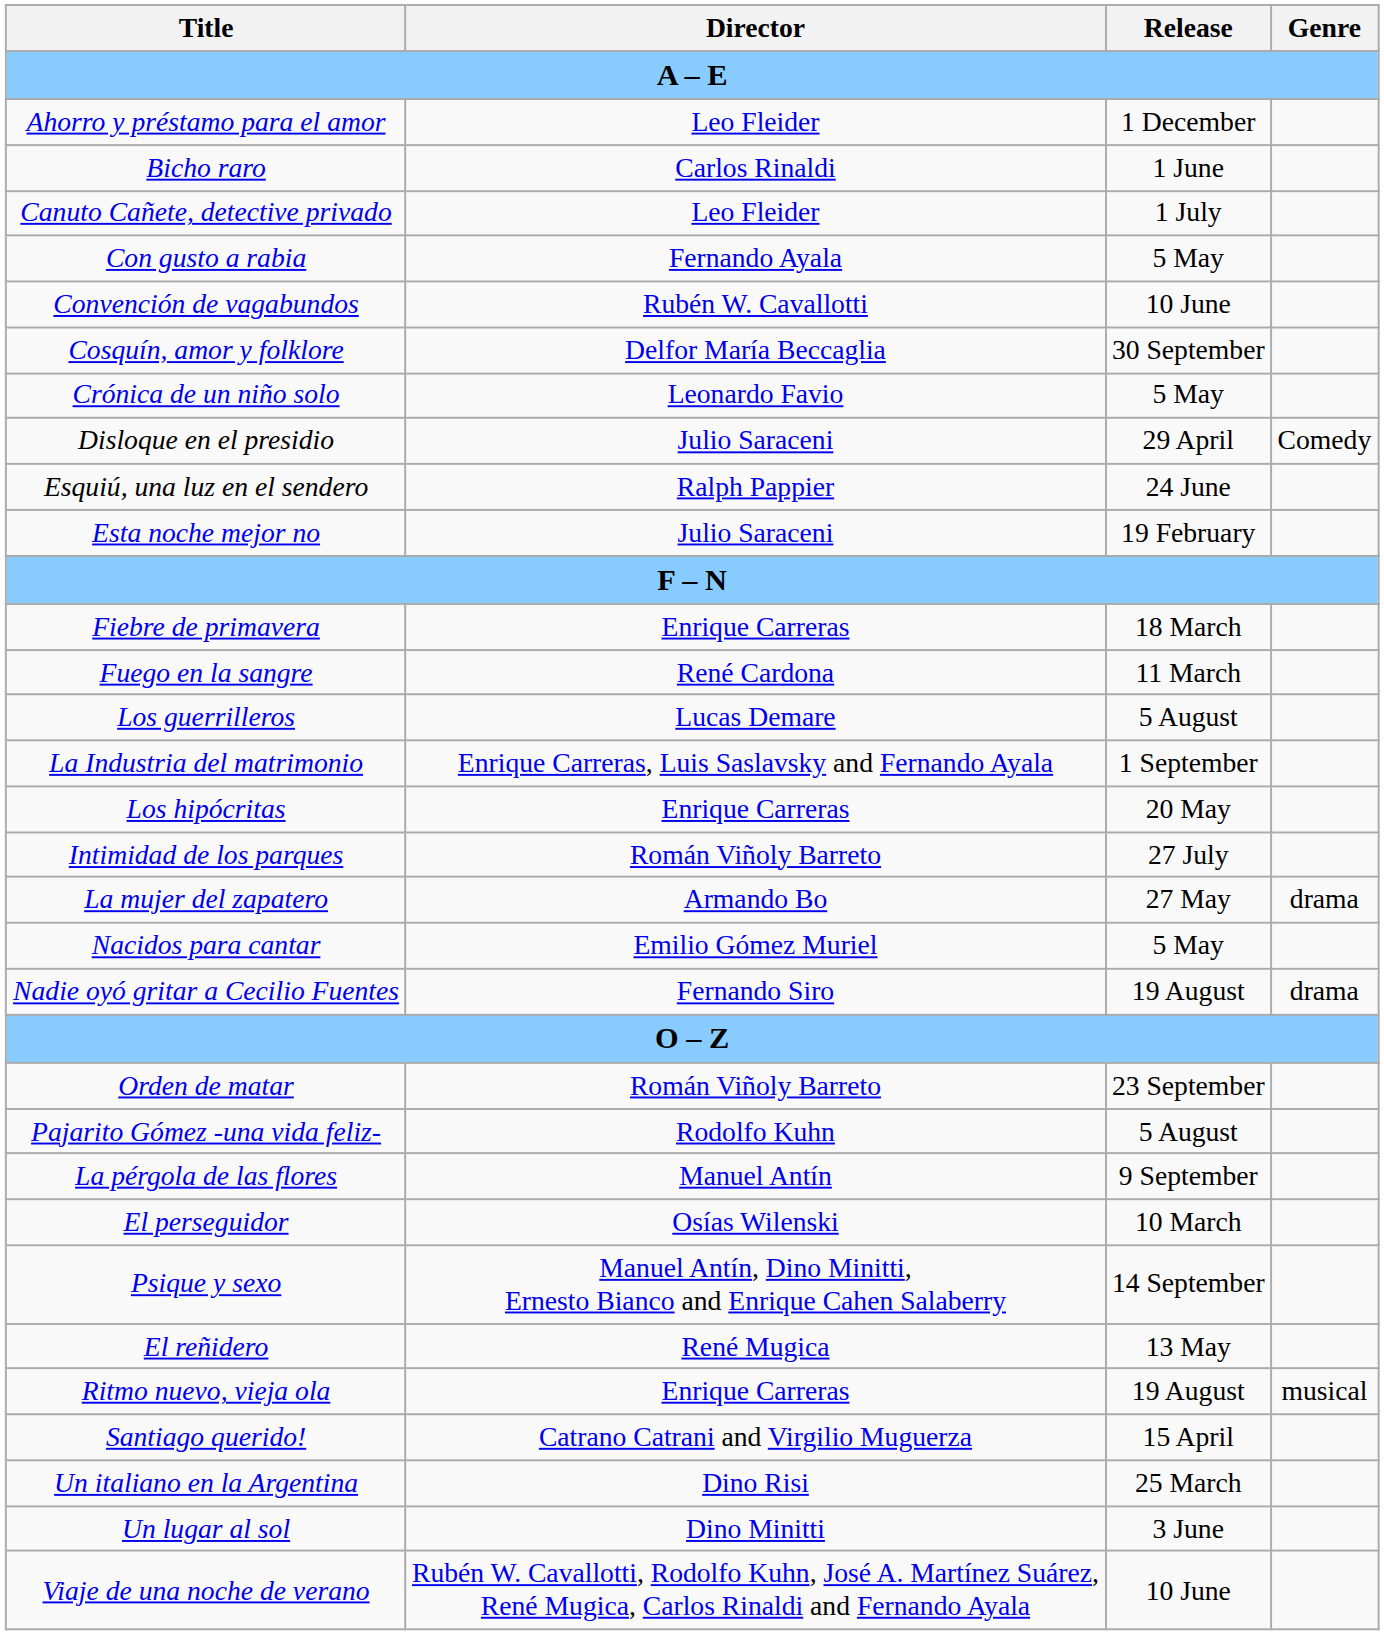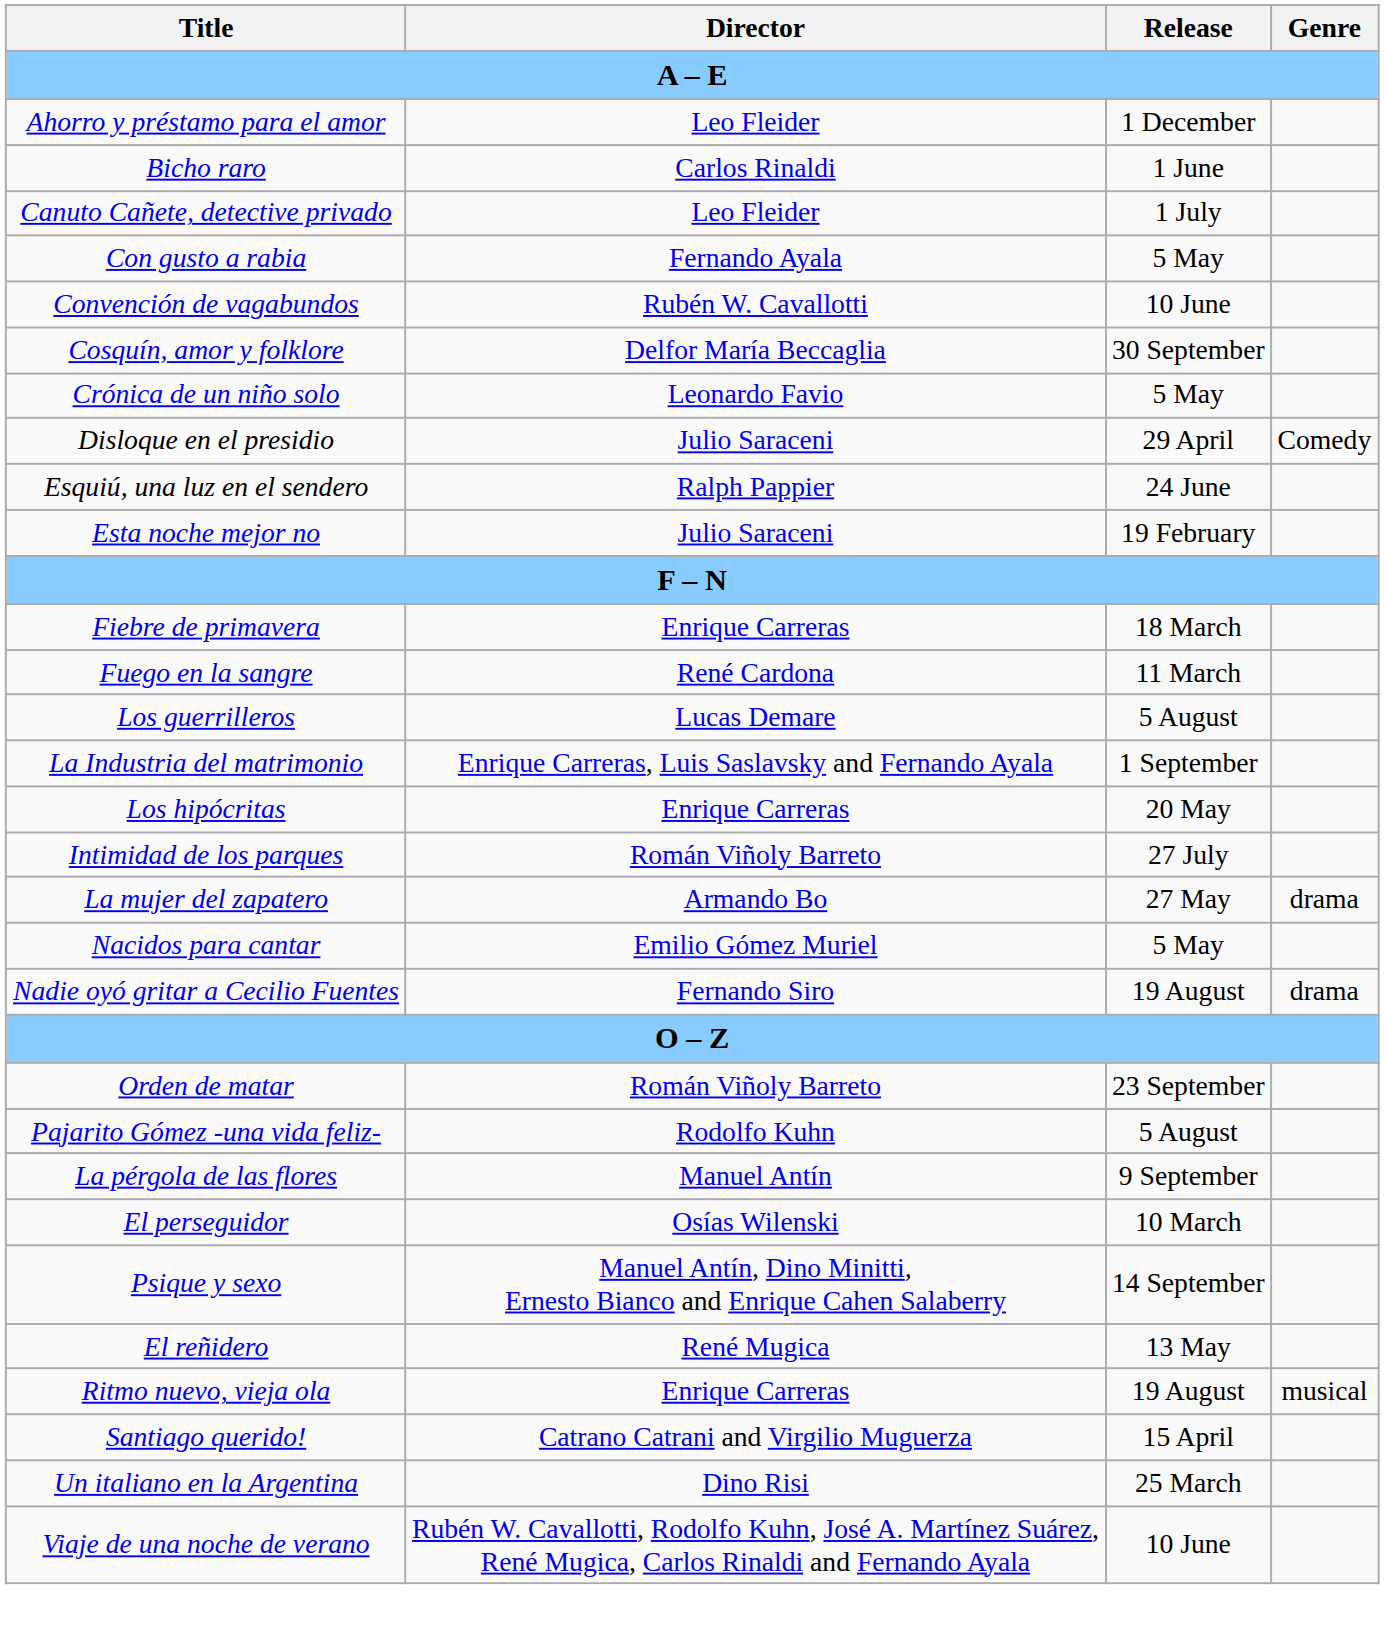- row: (206, 1528)
